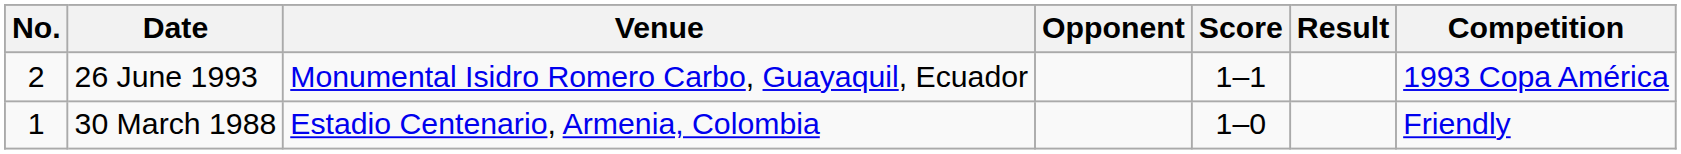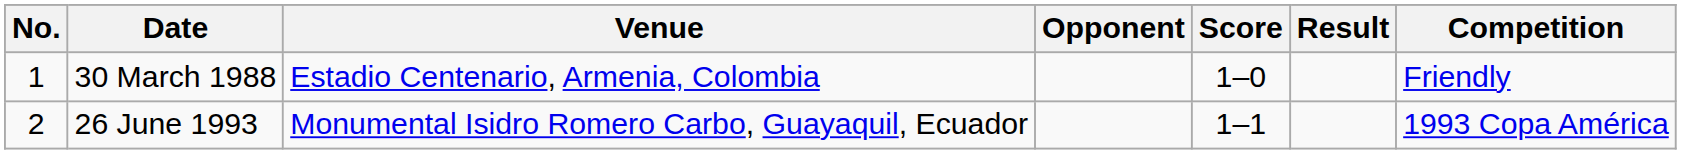rows swapped: (175, 124) <-> (166, 76)
